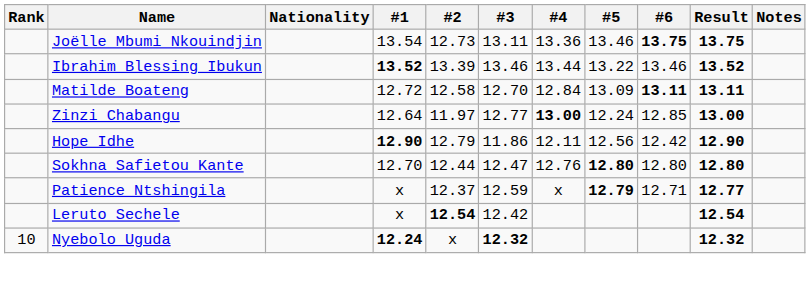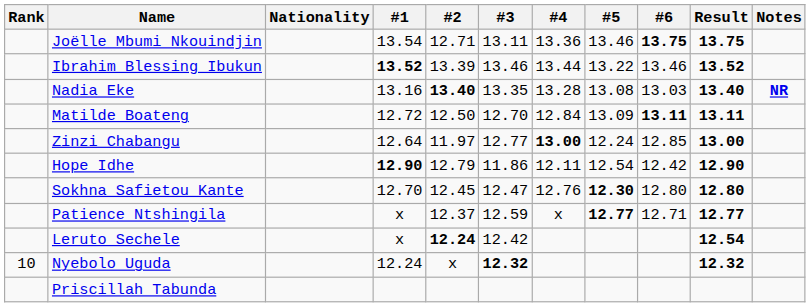(453, 42) 12.73 -> (453, 42) 12.71
+ row: (93, 91)
(453, 91) 12.58 -> (453, 116) 12.50
(611, 141) 12.56 -> (611, 166) 12.54
(453, 166) 12.44 -> (453, 191) 12.45
(611, 166) 12.80 -> (611, 191) 12.30
(611, 191) 12.79 -> (611, 215) 12.77
(453, 215) 12.54 -> (453, 240) 12.24
(400, 240) bold -> (400, 265) normal
+ row: (134, 290)
